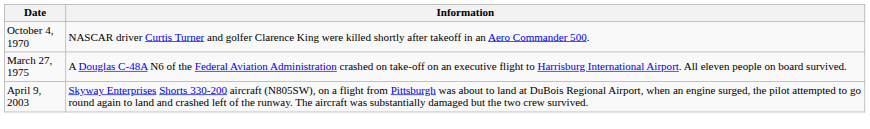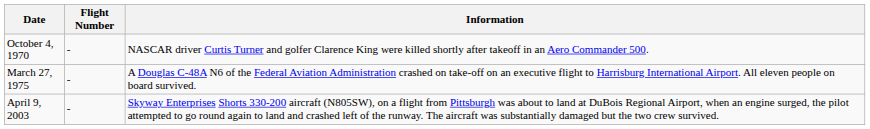+ column: (95, 19)
